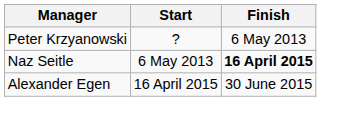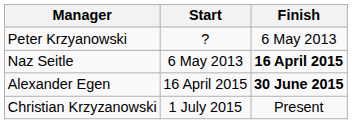(269, 84) normal -> (299, 84) bold
+ row: (82, 107)
